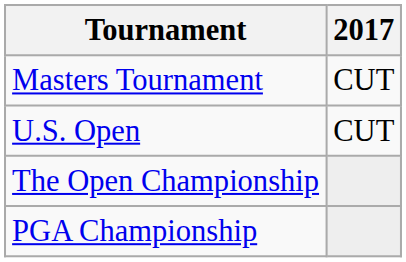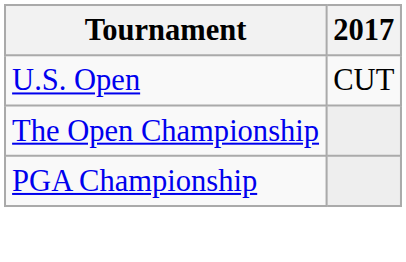- row: (138, 80)
